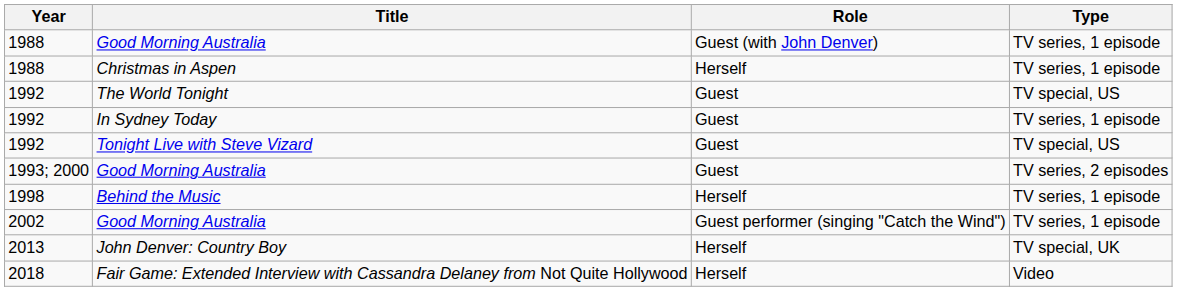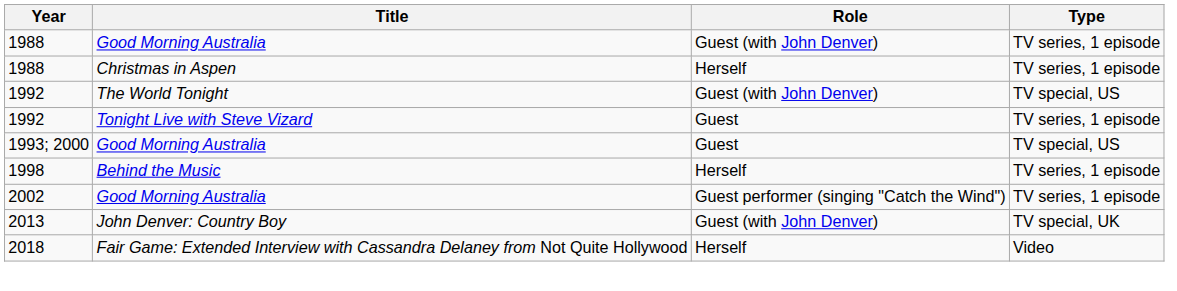(717, 94) Guest -> (787, 94) Guest (with John Denver)
- row: (26, 119)
(1066, 145) TV special, US -> (1087, 119) TV series, 1 episode
(1091, 171) TV series, 2 episodes -> (1066, 145) TV special, US
(721, 247) Herself -> (787, 222) Guest (with John Denver)
